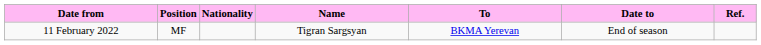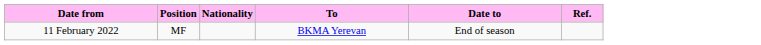- column: (332, 13)
